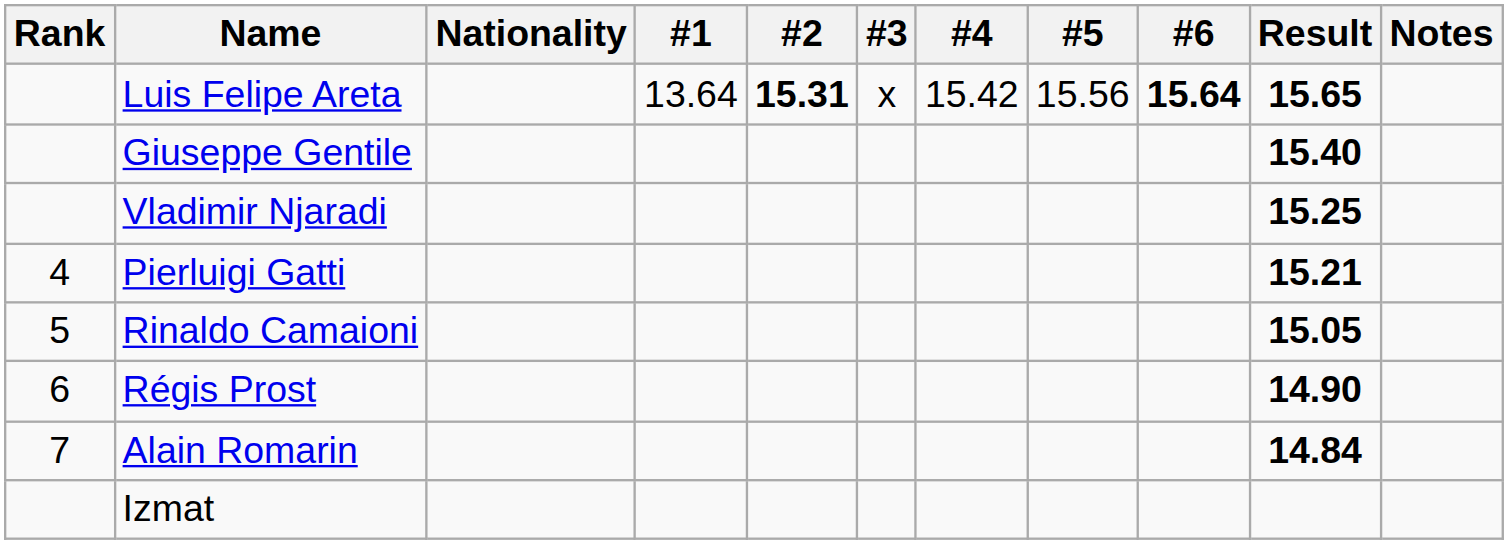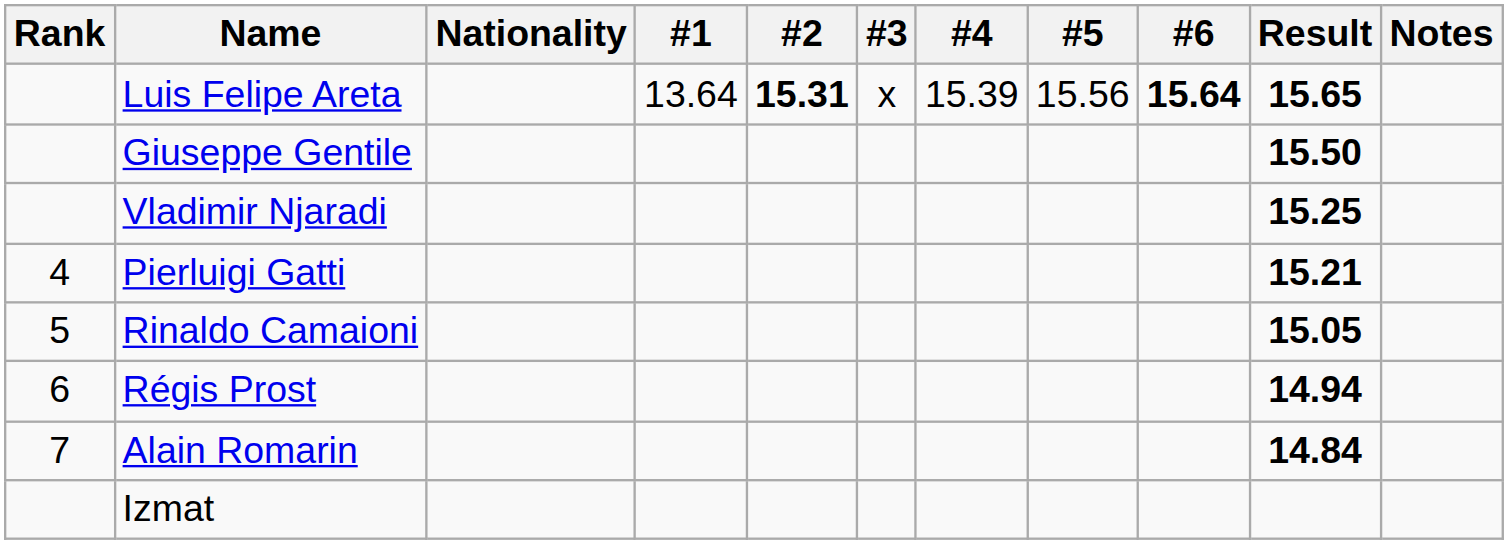(972, 93) 15.42 -> (972, 93) 15.39
(1315, 152) 15.40 -> (1315, 152) 15.50
(1315, 390) 14.90 -> (1315, 390) 14.94
